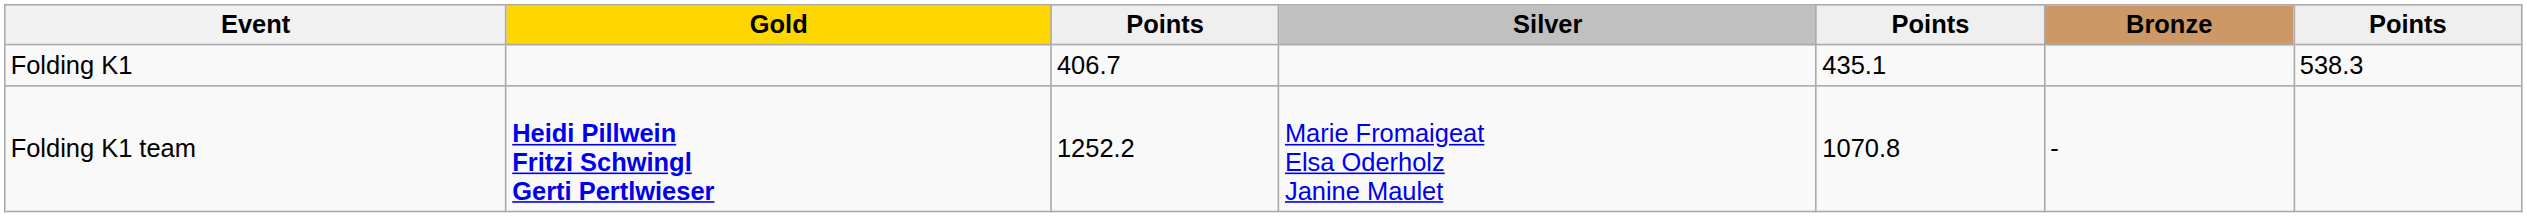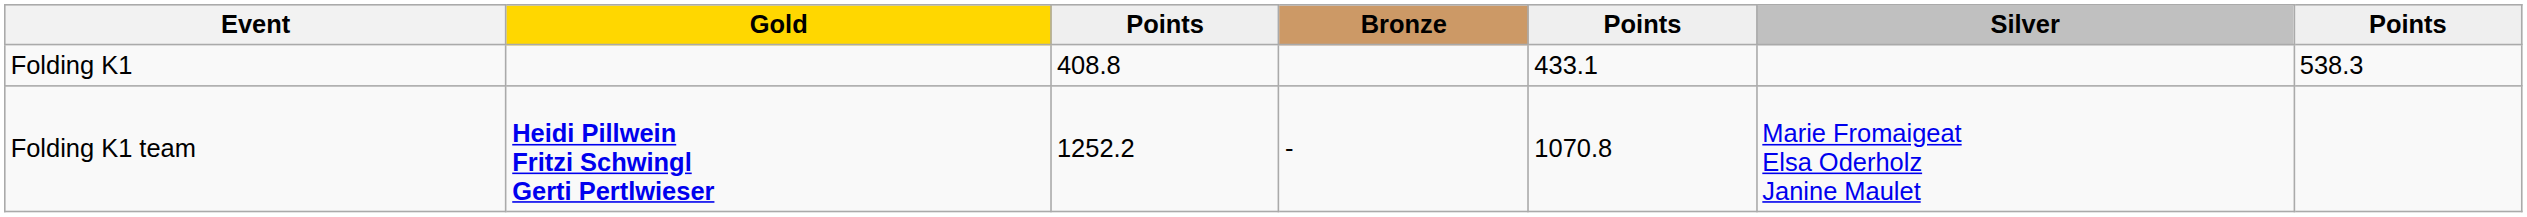columns swapped: (1548, 24) <-> (2169, 24)
(1089, 65) 406.7 -> (1089, 65) 408.8
(1854, 65) 435.1 -> (1566, 65) 433.1
